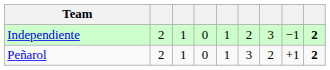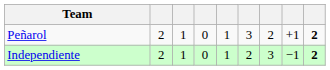rows swapped: (44, 34) <-> (27, 55)
